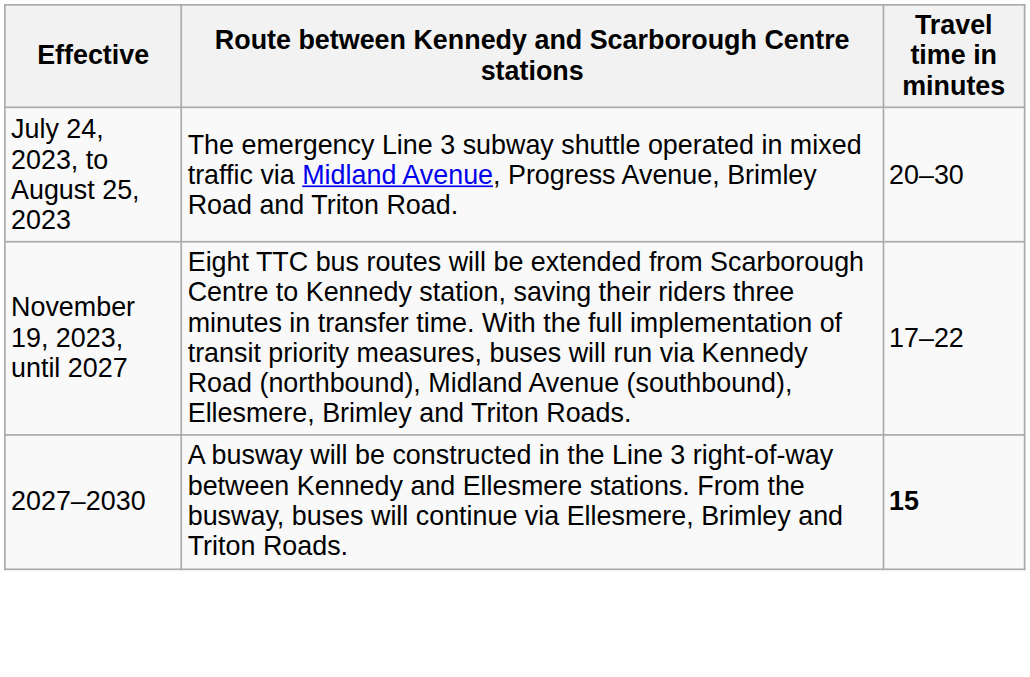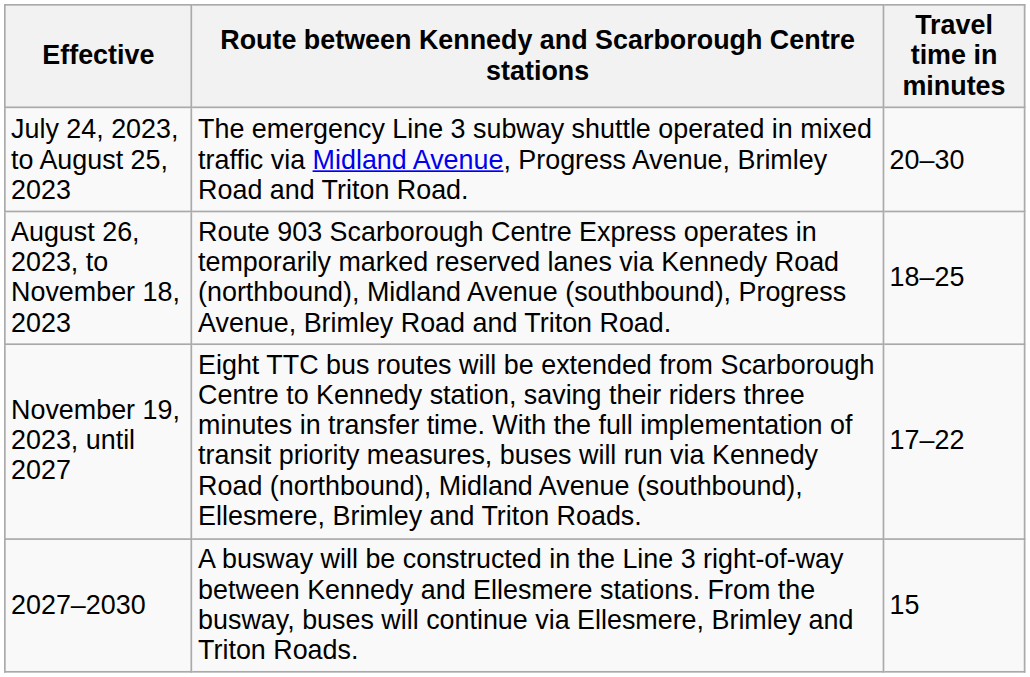+ row: (95, 277)
(904, 501) bold -> (905, 604) normal
